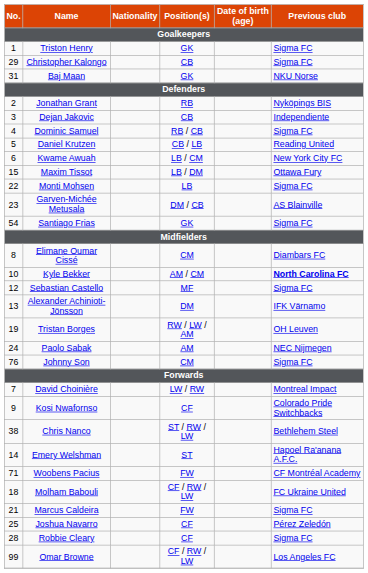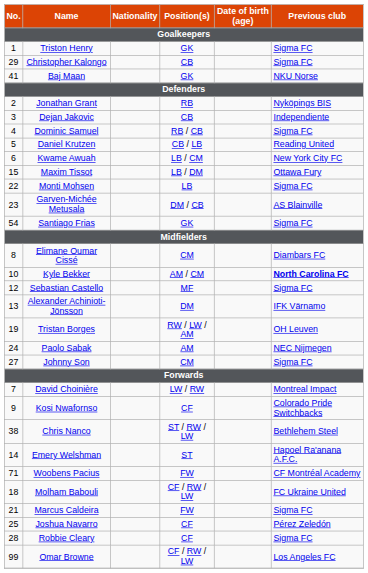(13, 76) 31 -> (13, 76) 41
(13, 362) 76 -> (13, 362) 27
